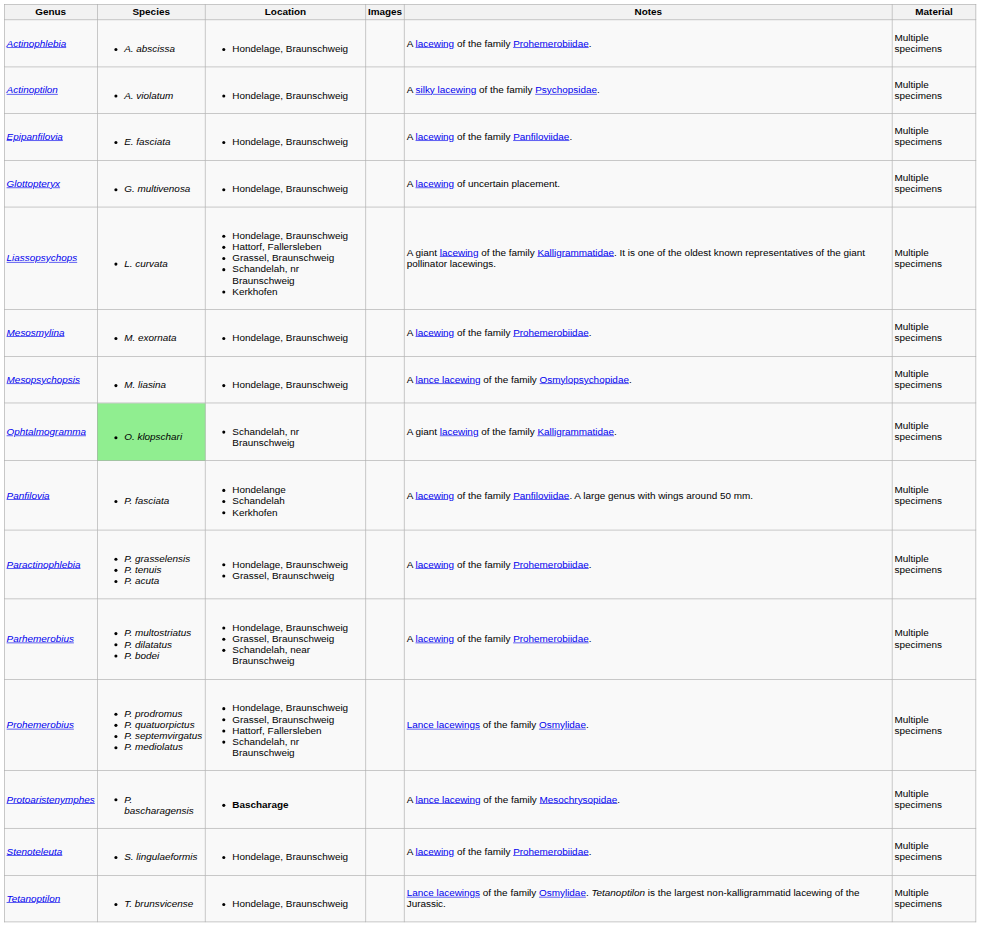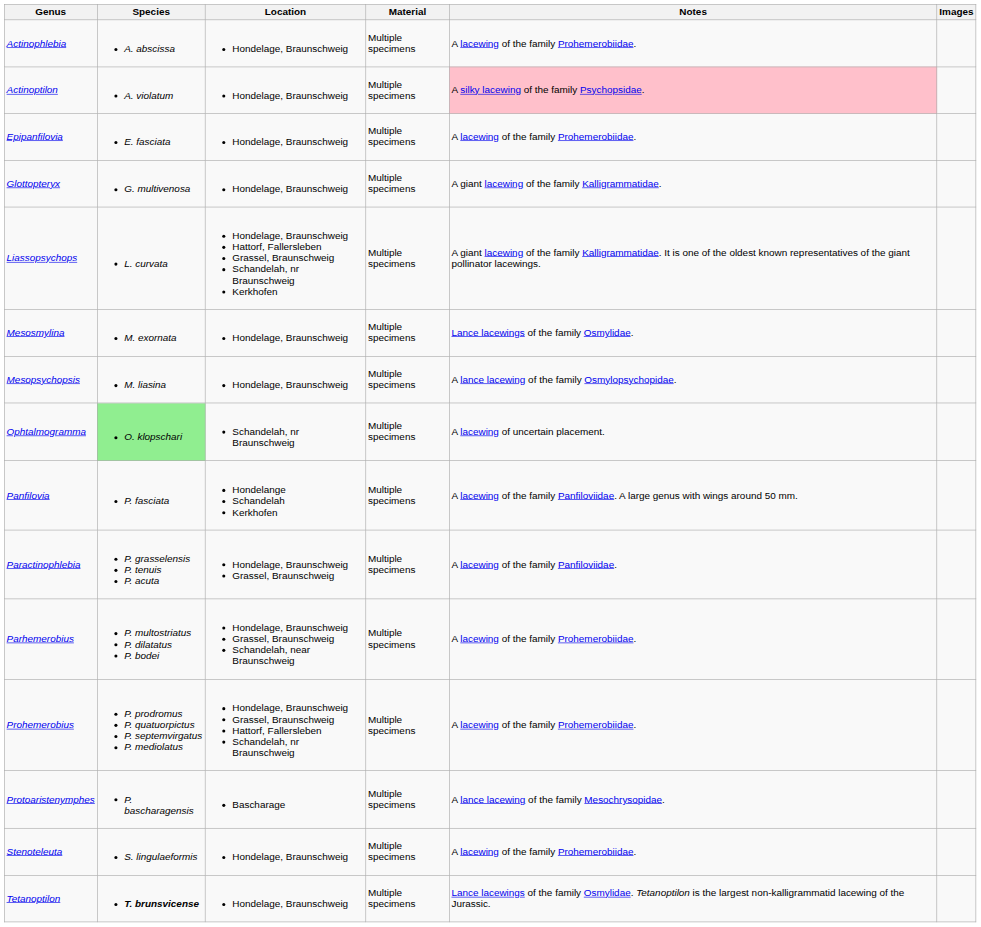columns swapped: (934, 12) <-> (385, 12)
(503, 90) no background -> (548, 90) pink background
(489, 137) A lacewing of the family Panfiloviidae. -> (544, 137) A lacewing of the family Prohemerobiidae.
(483, 183) A lacewing of uncertain placement. -> (557, 183) A giant lacewing of the family Kalligrammatidae.
(499, 333) A lacewing of the family Prohemerobiidae. -> (542, 333) Lance lacewings of the family Osmylidae.
(512, 432) A giant lacewing of the family Kalligrammatidae. -> (528, 432) A lacewing of uncertain placement.
(499, 564) A lacewing of the family Prohemerobiidae. -> (534, 564) A lacewing of the family Panfiloviidae.
(498, 725) Lance lacewings of the family Osmylidae. -> (544, 725) A lacewing of the family Prohemerobiidae.
(285, 805) bold -> (285, 805) normal
(151, 904) normal -> (151, 904) bold
